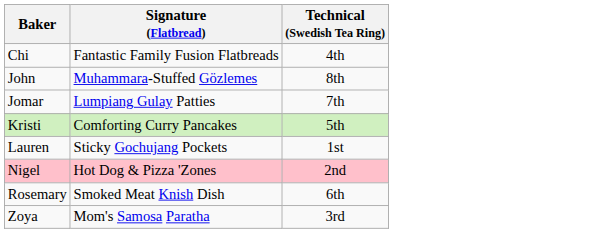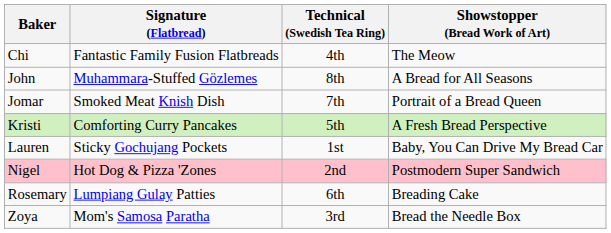+ column: (497, 24)
(144, 101) Lumpiang Gulay Patties -> (149, 101) Smoked Meat Knish Dish
(149, 194) Smoked Meat Knish Dish -> (144, 194) Lumpiang Gulay Patties
